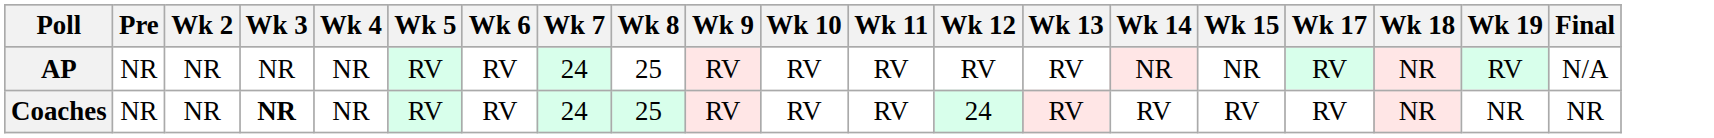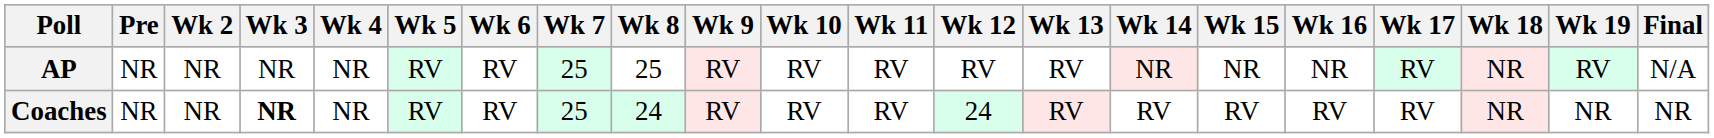+ column: (1330, 25)
(574, 68) 24 -> (574, 68) 25
(574, 111) 24 -> (574, 111) 25
(649, 111) 25 -> (649, 111) 24
